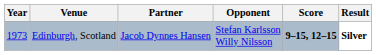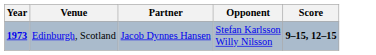- column: (355, 13)
(17, 36) normal -> (17, 36) bold
